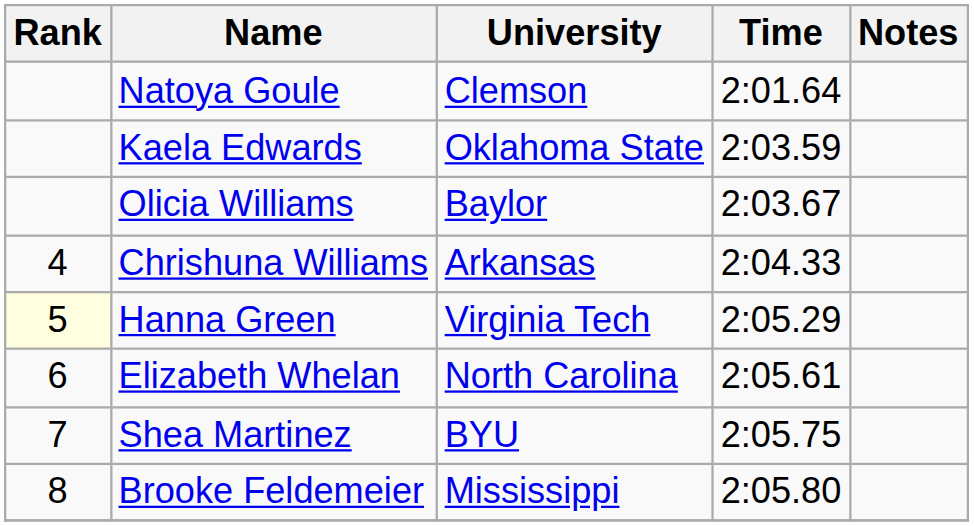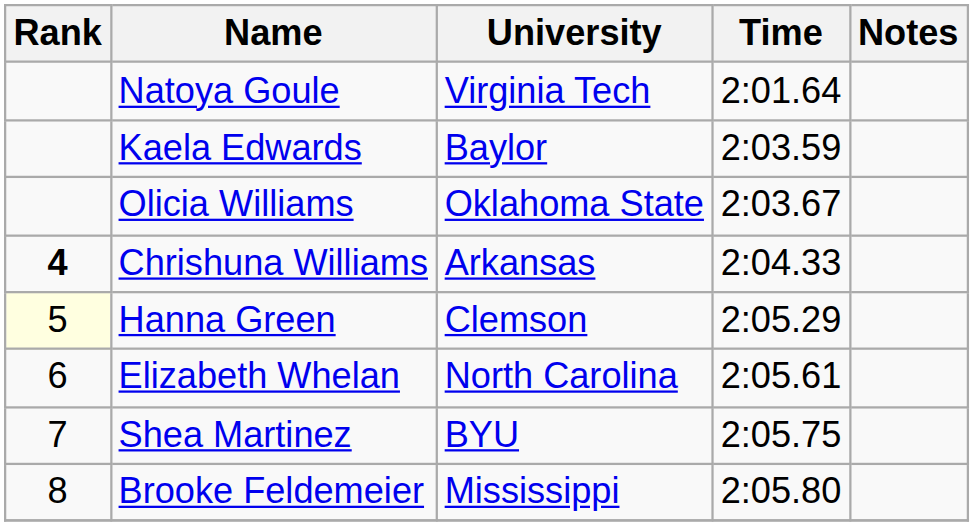(516, 90) Clemson -> (548, 90) Virginia Tech
(574, 147) Oklahoma State -> (496, 147) Baylor
(496, 205) Baylor -> (574, 205) Oklahoma State
(58, 262) normal -> (58, 262) bold
(548, 319) Virginia Tech -> (516, 319) Clemson
